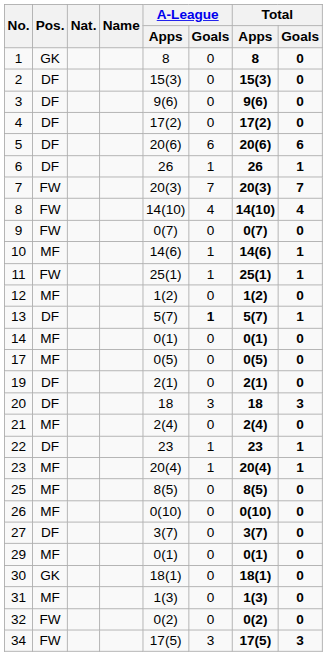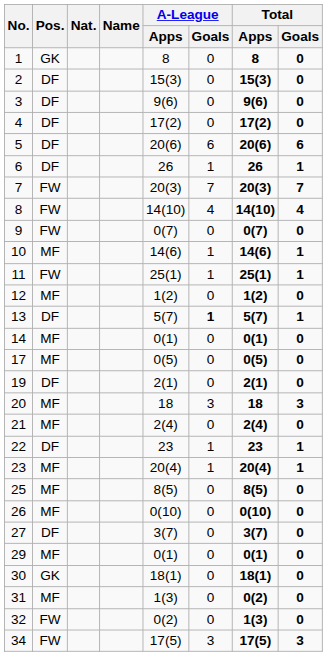(50, 403) DF -> (50, 403) MF
(255, 597) 1(3) -> (255, 597) 0(2)
(255, 619) 0(2) -> (255, 619) 1(3)
